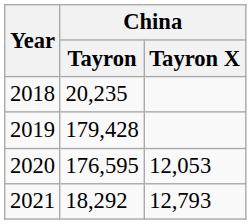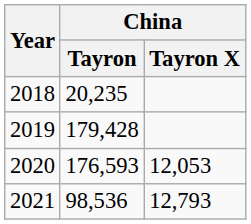(102, 165) 176,595 -> (102, 165) 176,593
(96, 201) 18,292 -> (96, 201) 98,536
